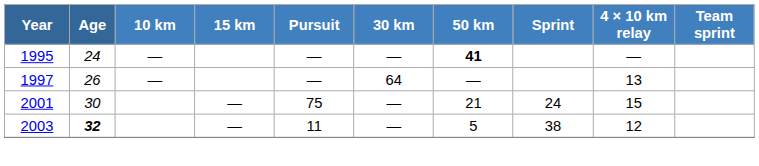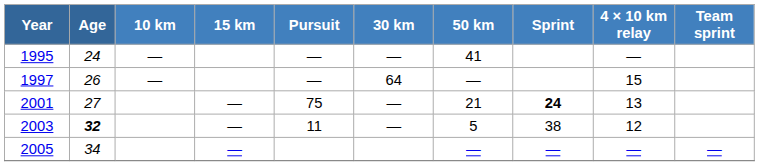(473, 56) bold -> (473, 56) normal
(634, 80) 13 -> (634, 80) 15
(92, 103) 30 -> (92, 103) 27
(553, 103) normal -> (553, 103) bold
(634, 103) 15 -> (634, 103) 13
+ row: (37, 150)
